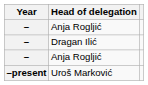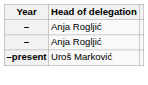- row: (27, 42)
